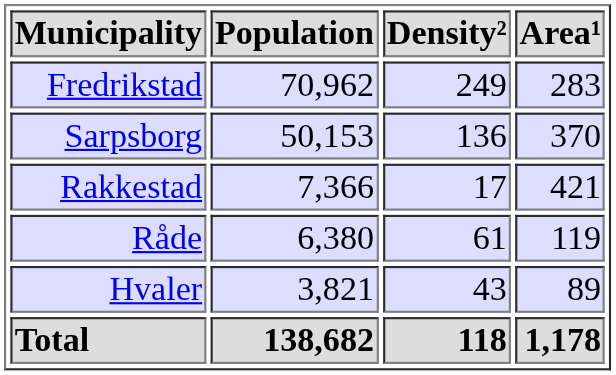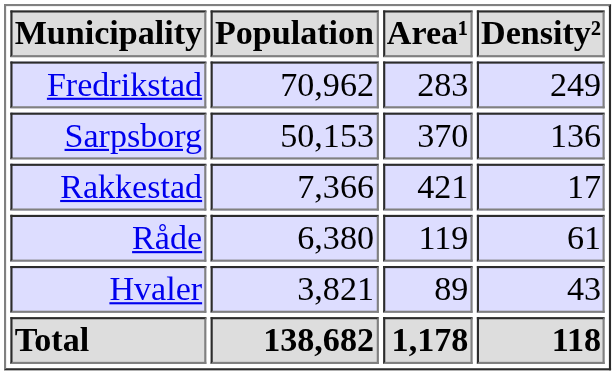columns swapped: (560, 33) <-> (447, 33)
